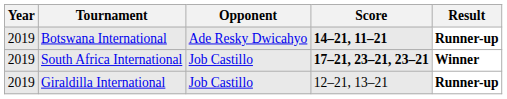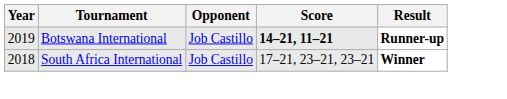(248, 38) Ade Resky Dwicahyo -> (221, 38) Job Castillo
(21, 60) 2019 -> (21, 60) 2018
(371, 60) bold -> (317, 60) normal
- row: (103, 83)
